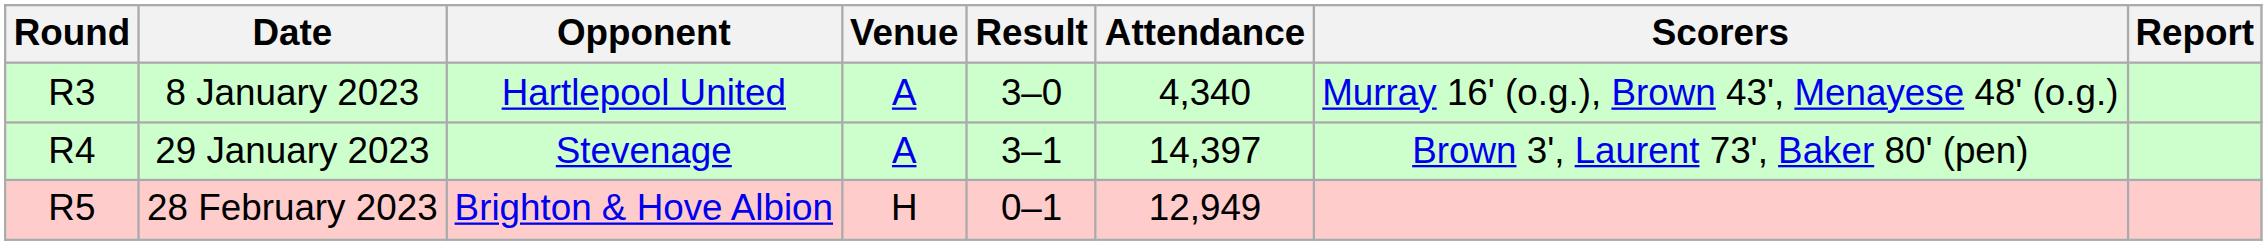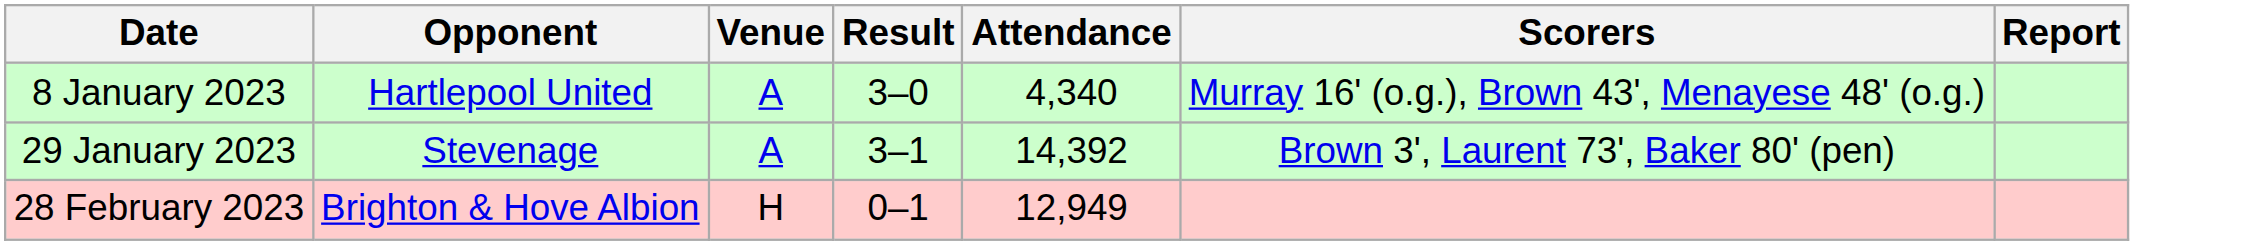- column: (72, 33)
(1205, 150) 14,397 -> (1072, 150) 14,392
